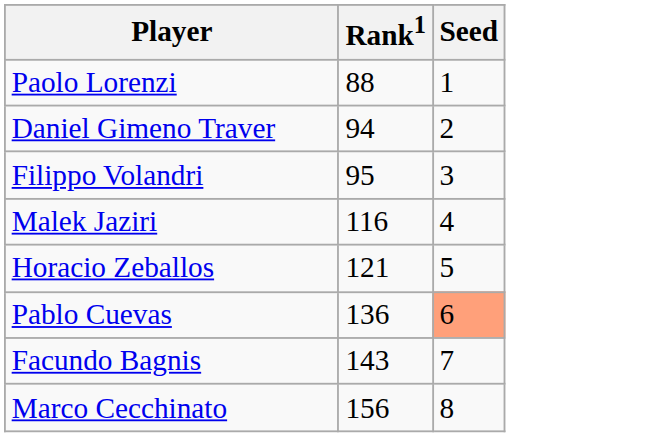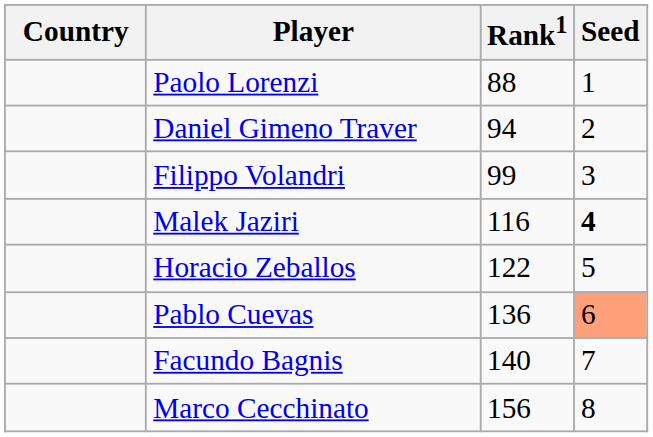+ column: (76, 31)
(360, 174) 95 -> (502, 174) 99
(447, 221) normal -> (588, 221) bold
(367, 267) 121 -> (509, 267) 122
(367, 360) 143 -> (509, 360) 140
